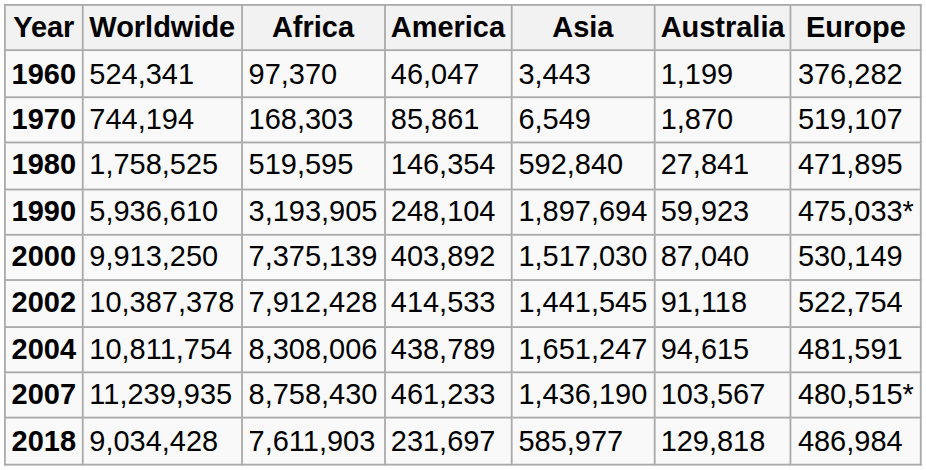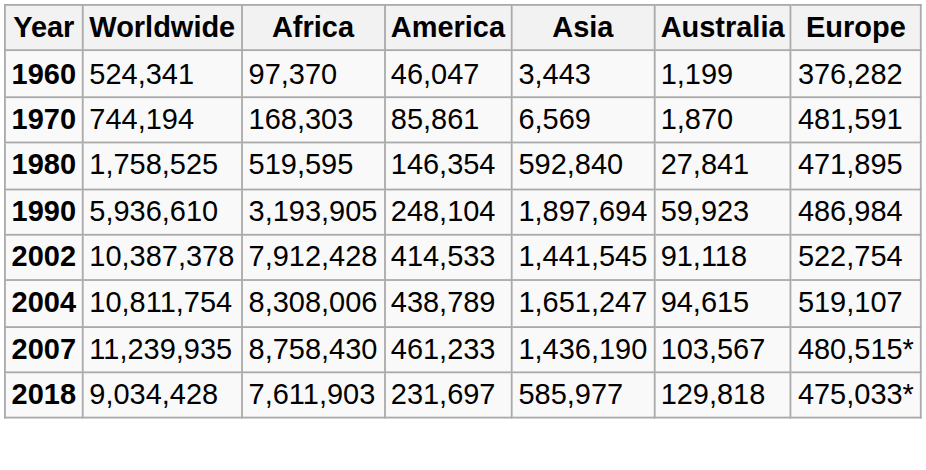(555, 119) 6,549 -> (555, 119) 6,569
(850, 119) 519,107 -> (850, 119) 481,591
(856, 211) 475,033* -> (850, 211) 486,984
- row: (44, 257)
(850, 348) 481,591 -> (850, 303) 519,107
(850, 440) 486,984 -> (856, 394) 475,033*
